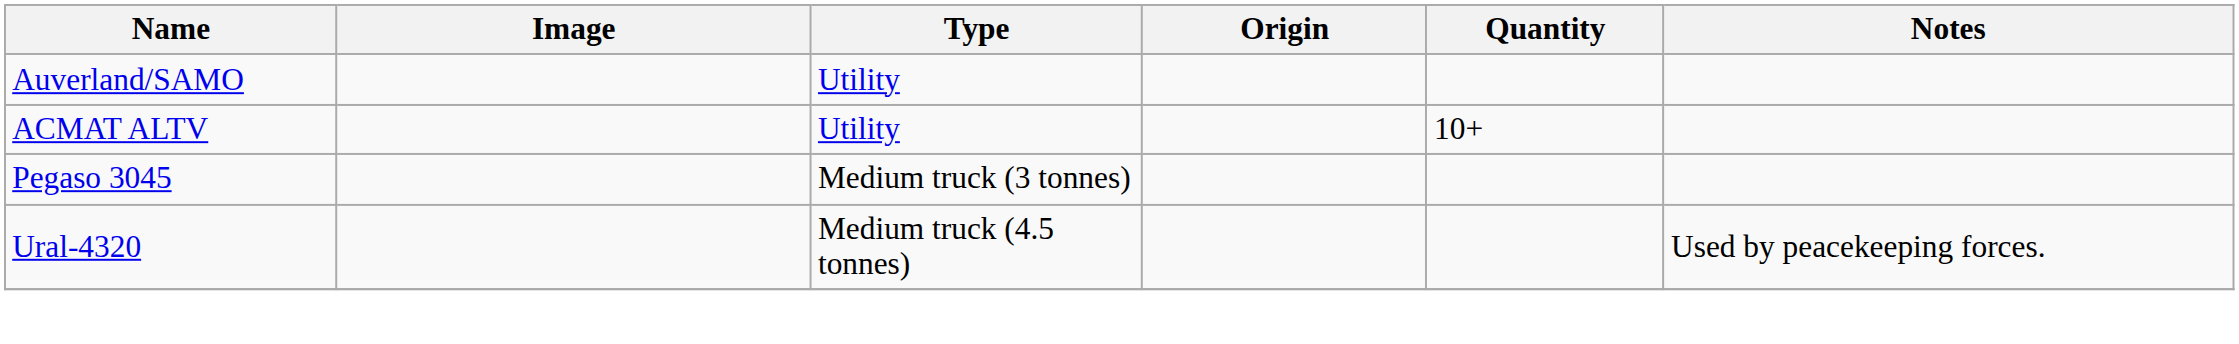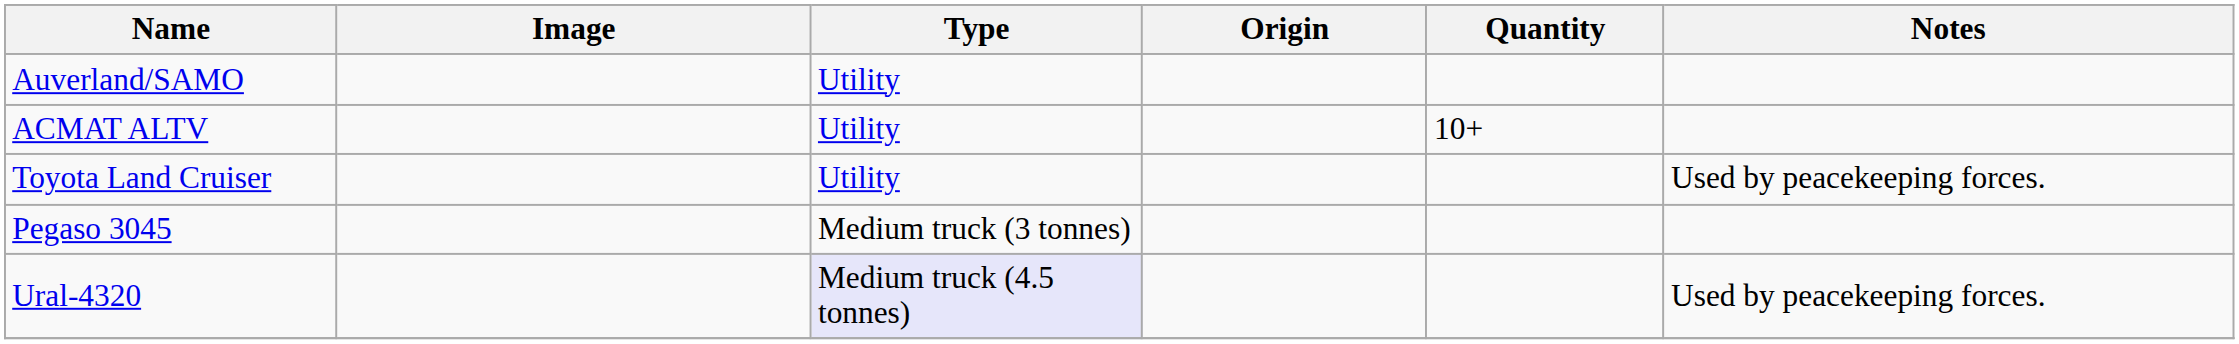+ row: (142, 178)
(936, 245) no background -> (936, 295) lavender background
